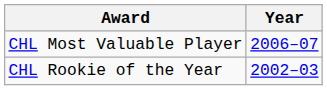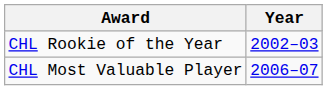rows swapped: (116, 71) <-> (126, 44)
